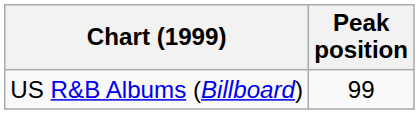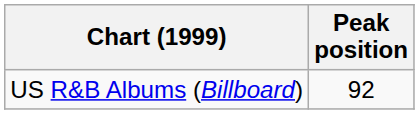(361, 89) 99 -> (361, 89) 92
